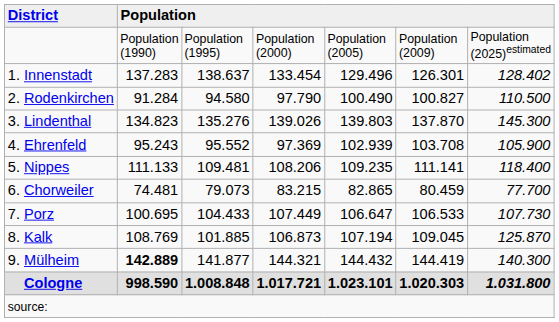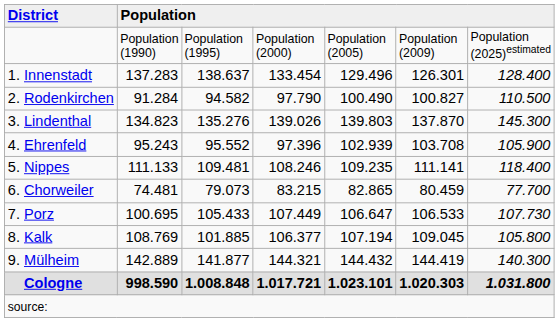(524, 75) 128.402 -> (524, 75) 128.400
(227, 98) 94.580 -> (227, 98) 94.582
(299, 144) 97.369 -> (299, 144) 97.396
(295, 167) 108.206 -> (295, 167) 108.246
(223, 214) 104.433 -> (223, 214) 105.433
(295, 237) 106.873 -> (295, 237) 106.377
(524, 237) 125.870 -> (524, 237) 105.800
(152, 260) bold -> (152, 260) normal
